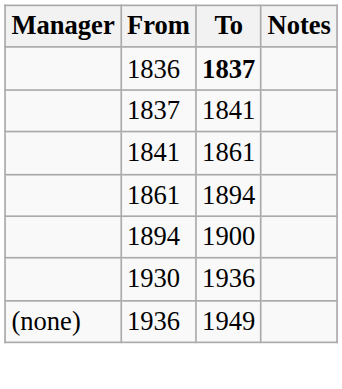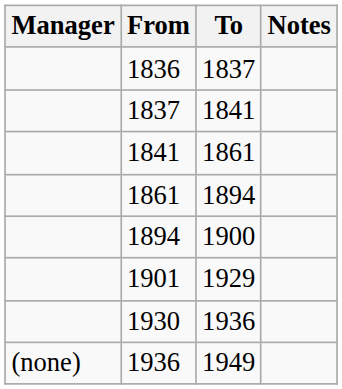(229, 68) bold -> (229, 68) normal
+ row: (153, 278)
